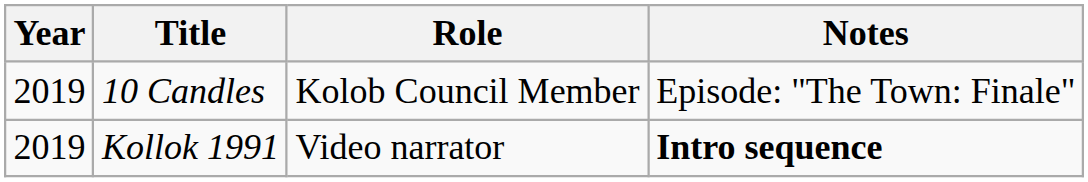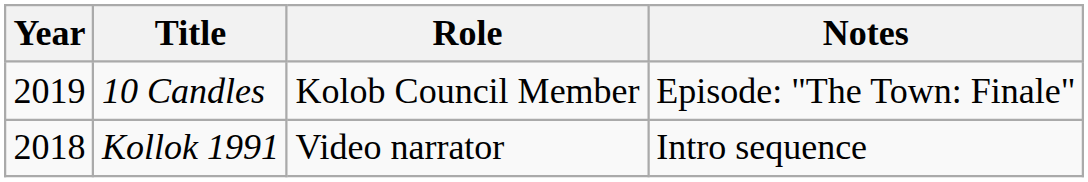(49, 147) 2019 -> (49, 147) 2018
(769, 147) bold -> (762, 147) normal
